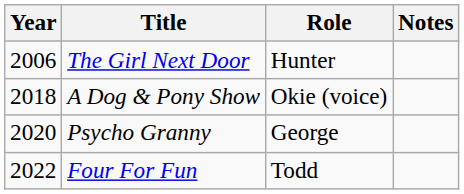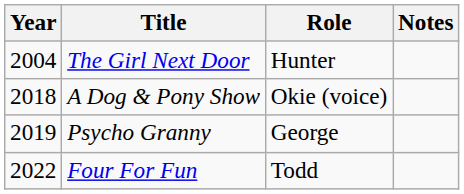(33, 59) 2006 -> (33, 59) 2004
(33, 133) 2020 -> (33, 133) 2019
